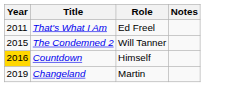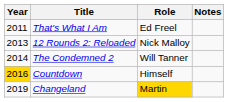+ row: (84, 43)
(17, 43) 2015 -> (17, 58) 2014
(132, 74) no background -> (153, 89) gold background
